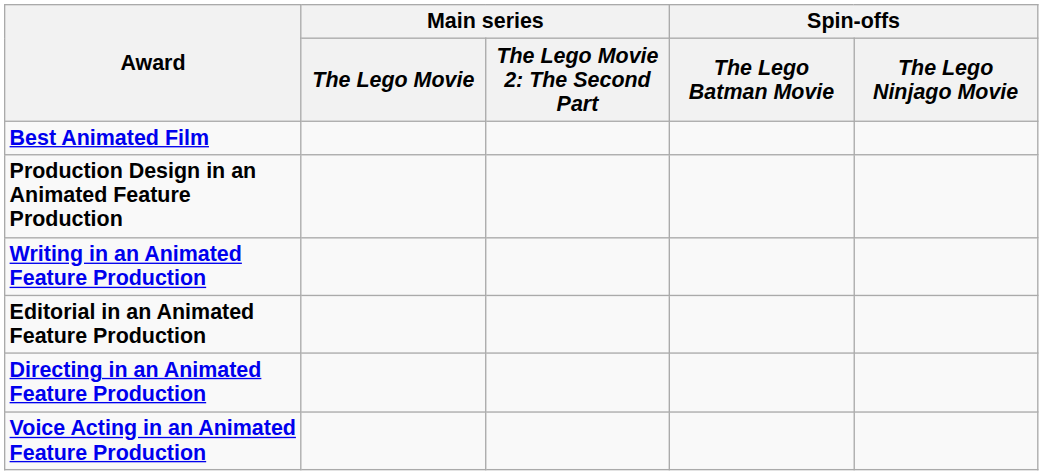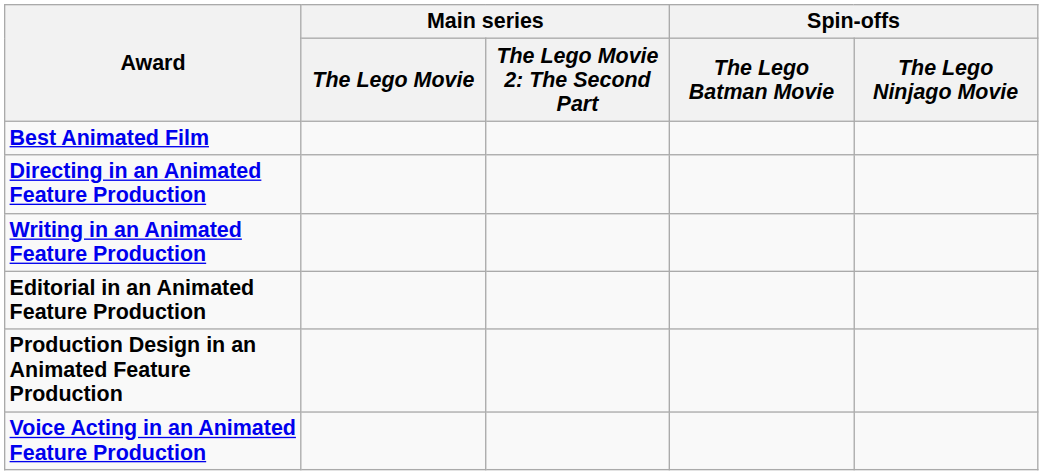rows swapped: (135, 382) <-> (133, 195)
